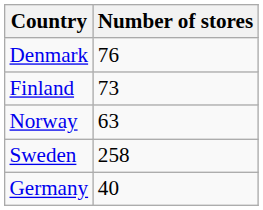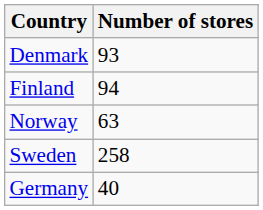(108, 54) 76 -> (108, 54) 93
(108, 88) 73 -> (108, 88) 94
